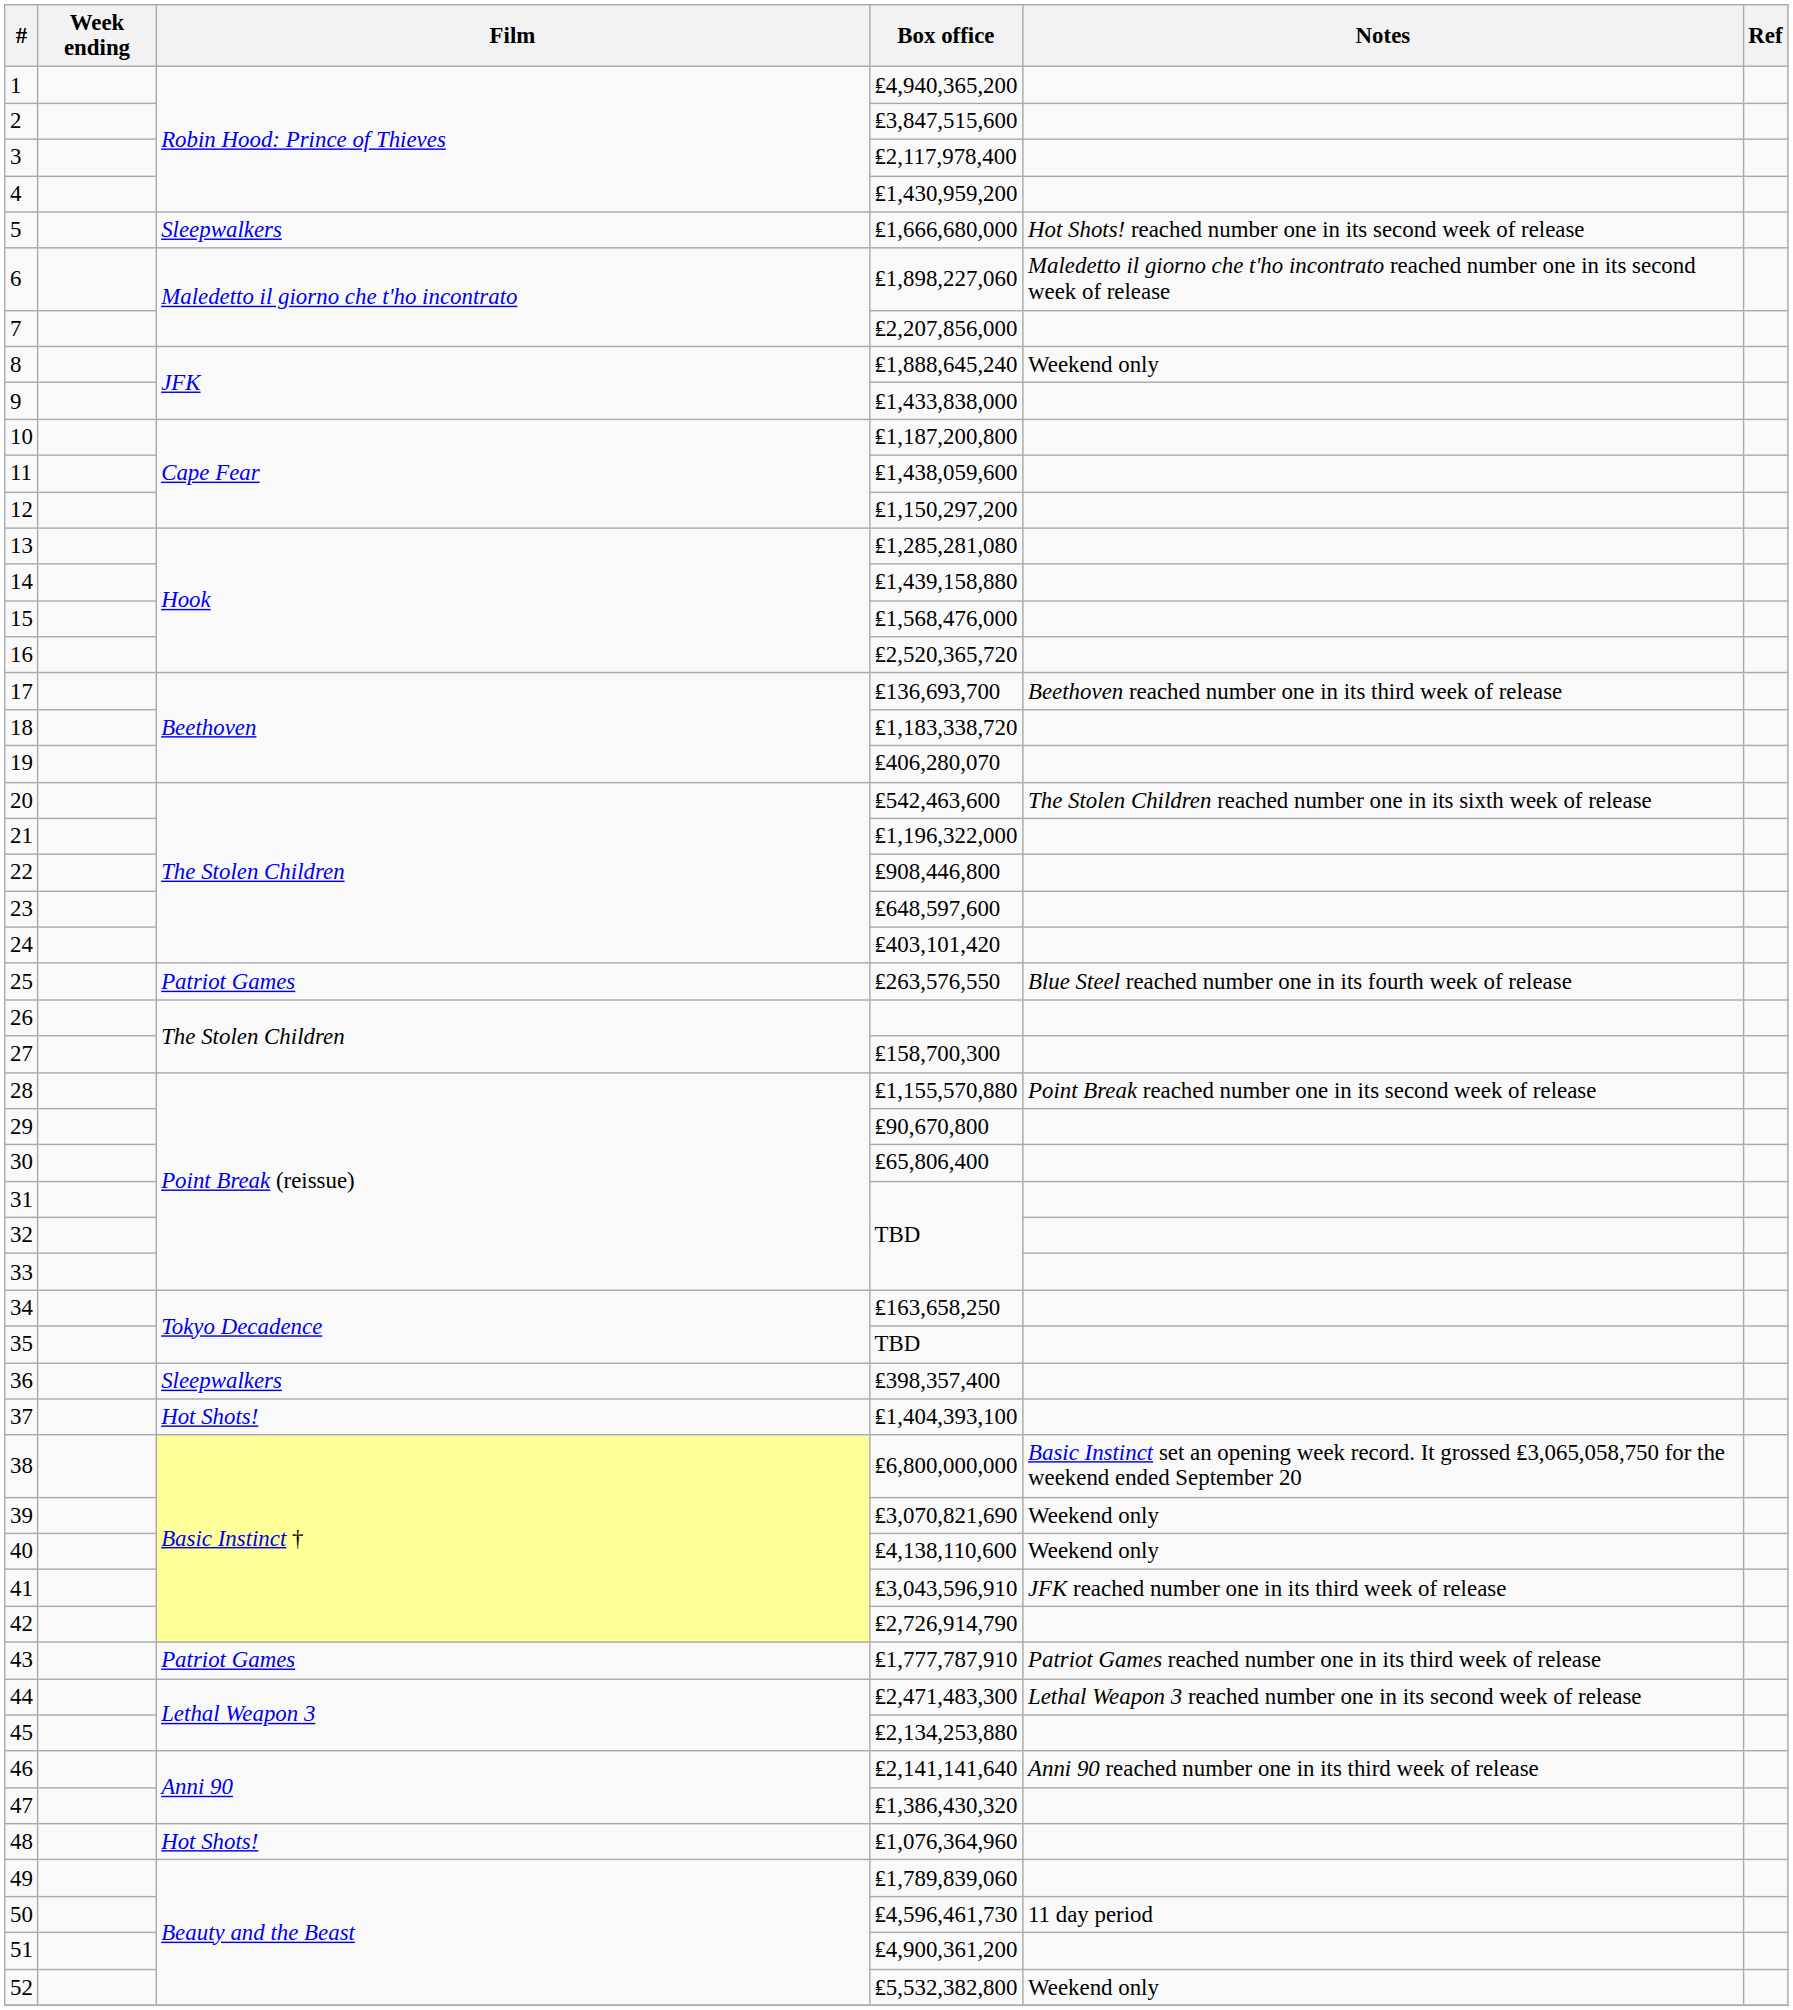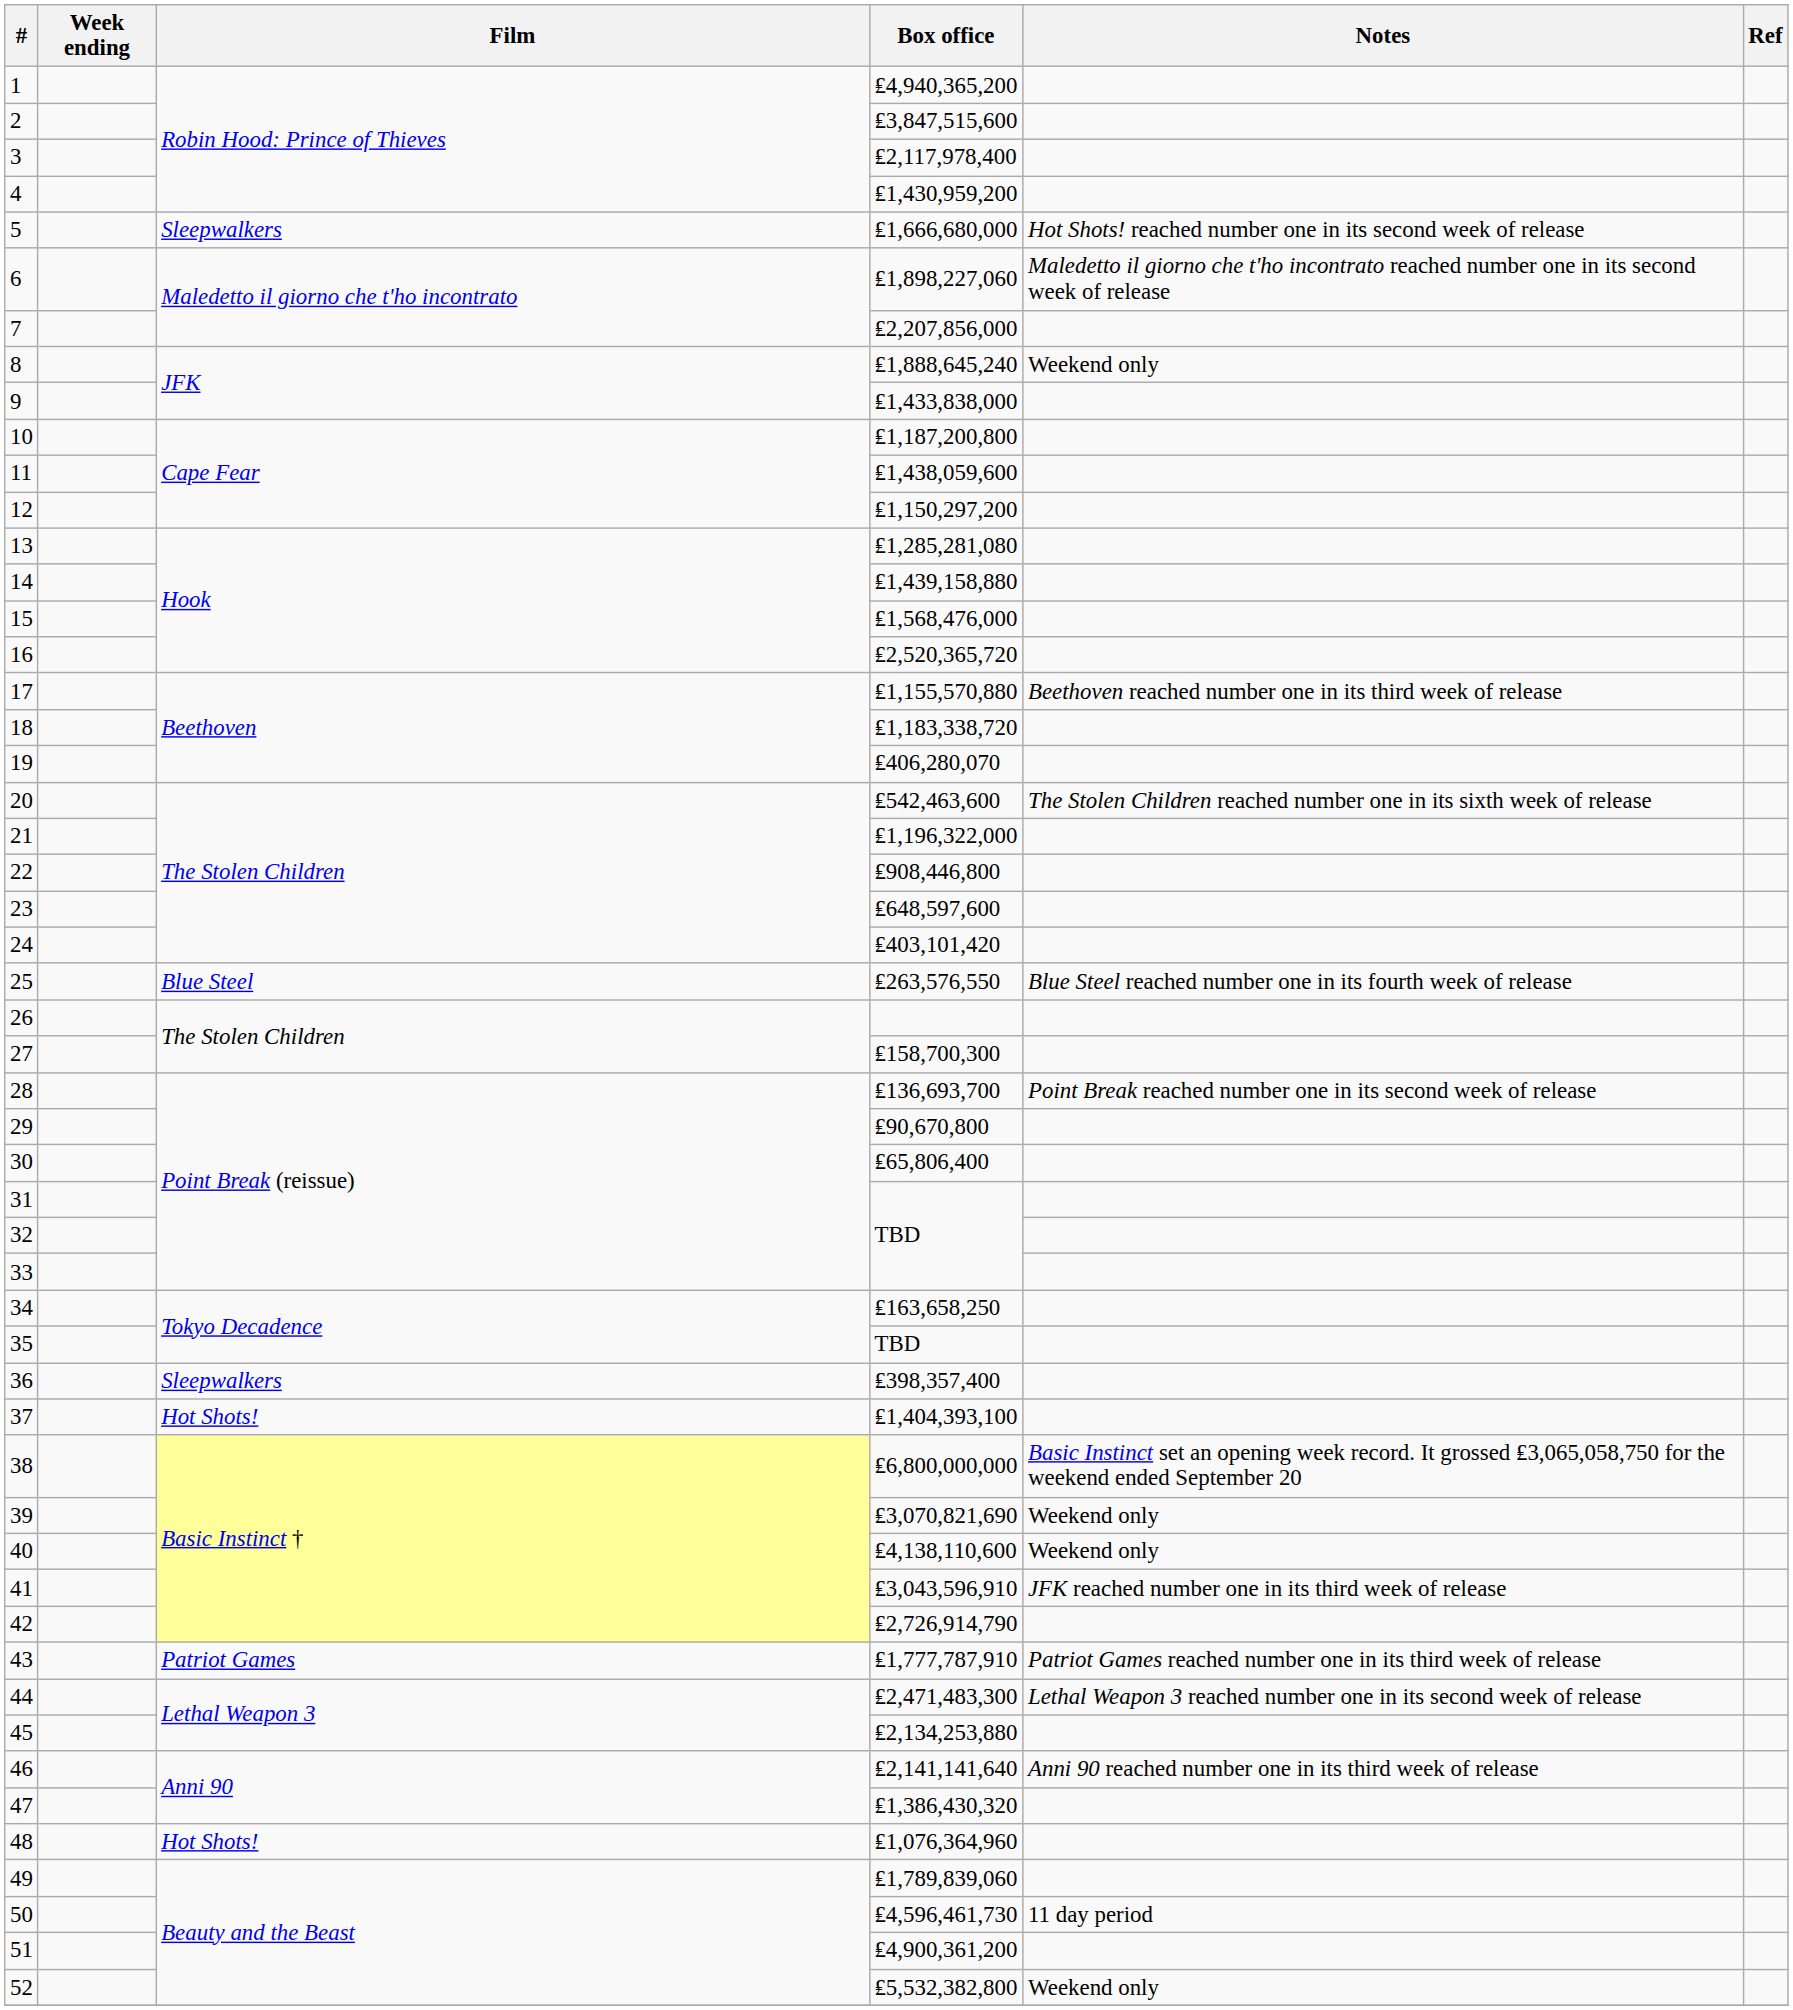(937, 690) ₤136,693,700 -> (946, 690) ₤1,155,570,880
(228, 981) Patriot Games -> (207, 981) Blue Steel
(946, 1090) ₤1,155,570,880 -> (937, 1090) ₤136,693,700
